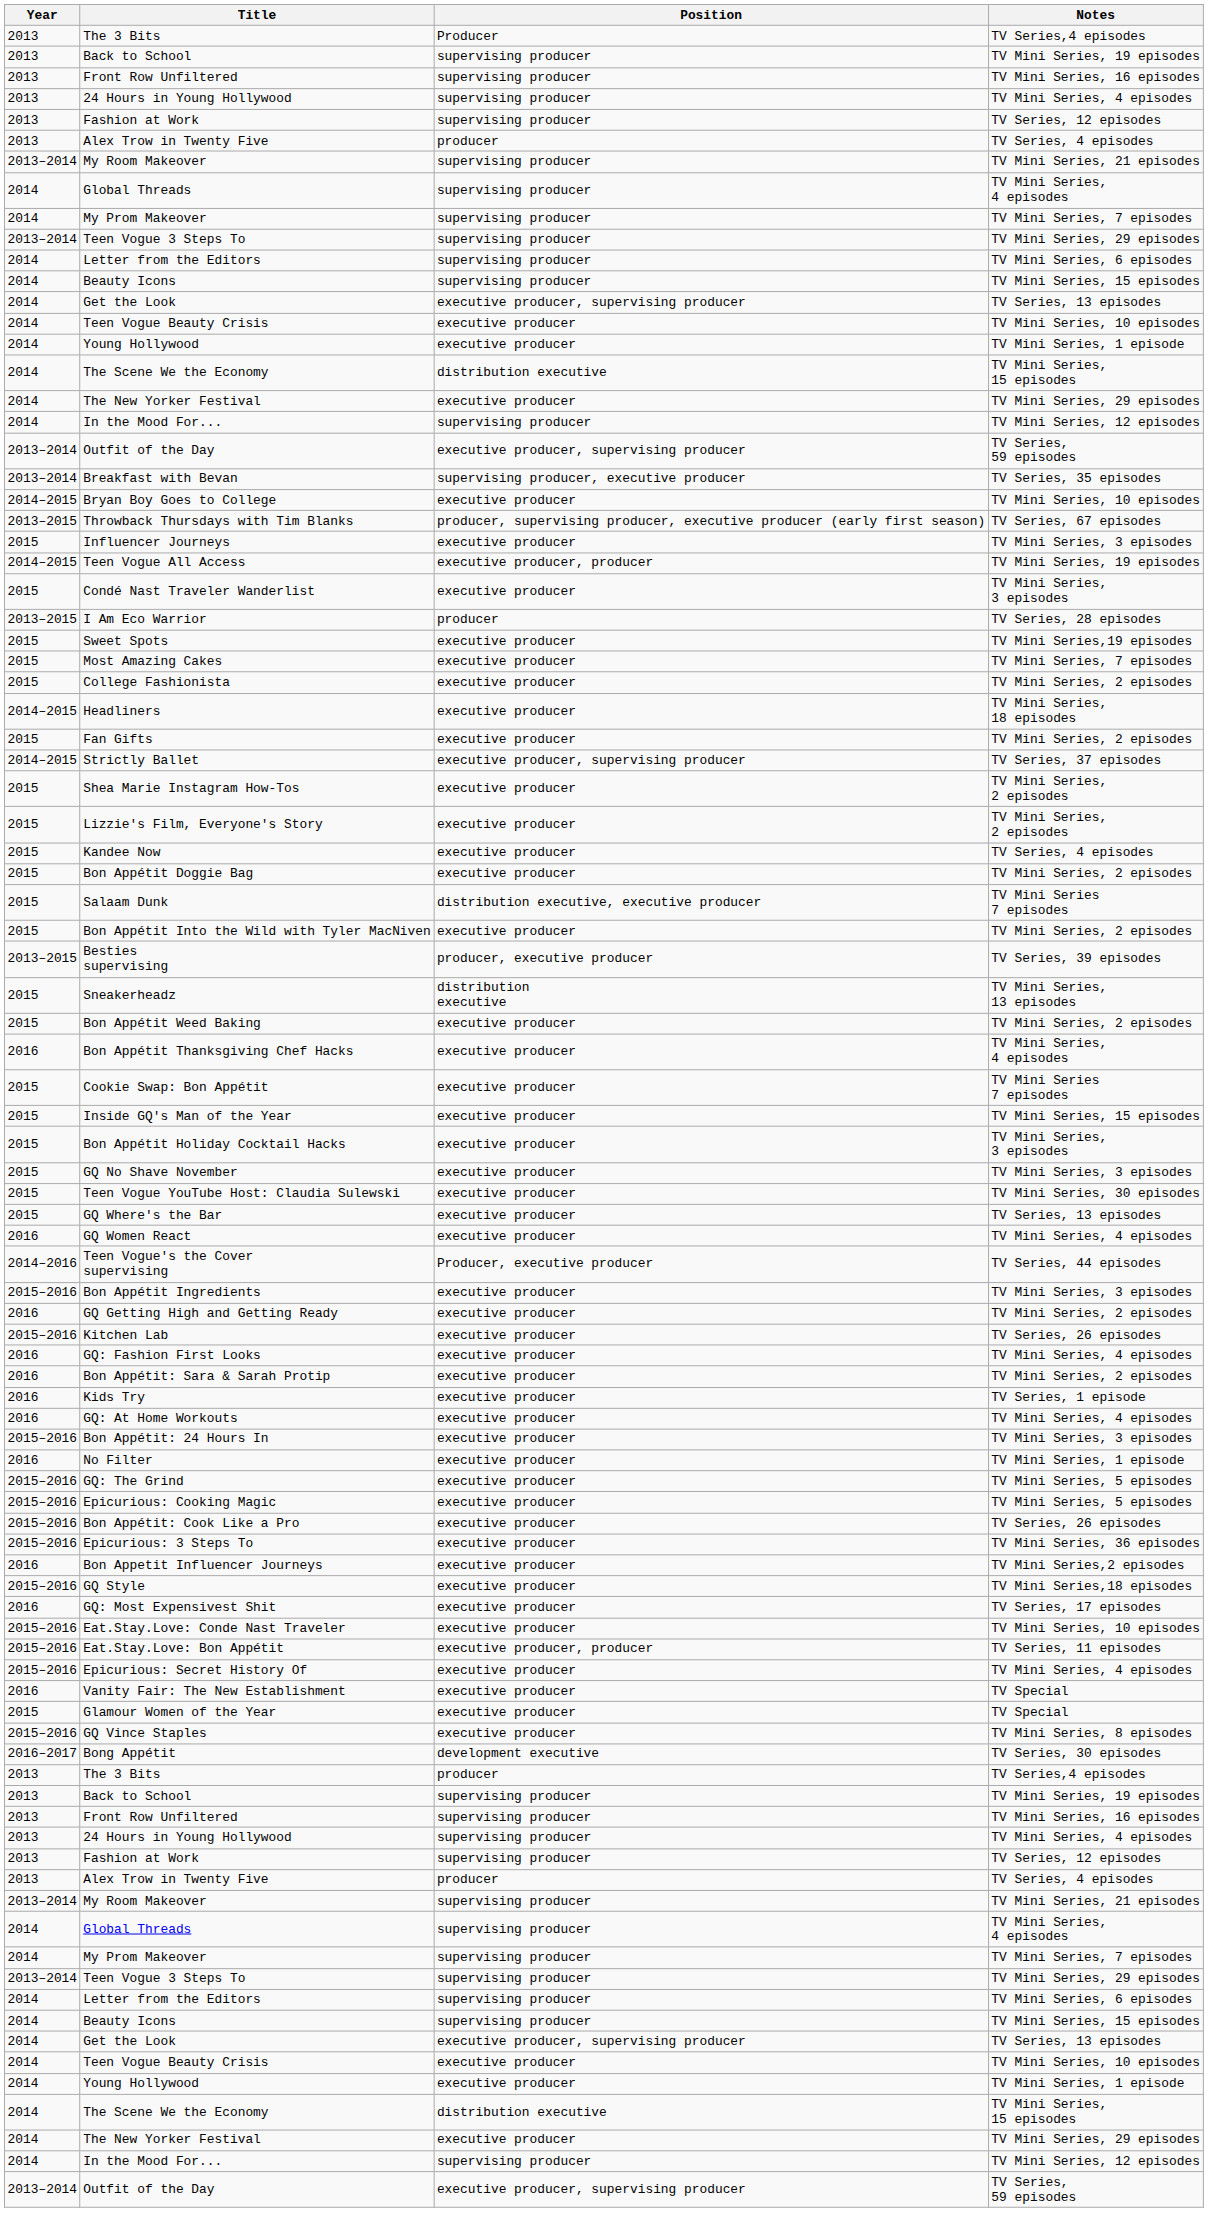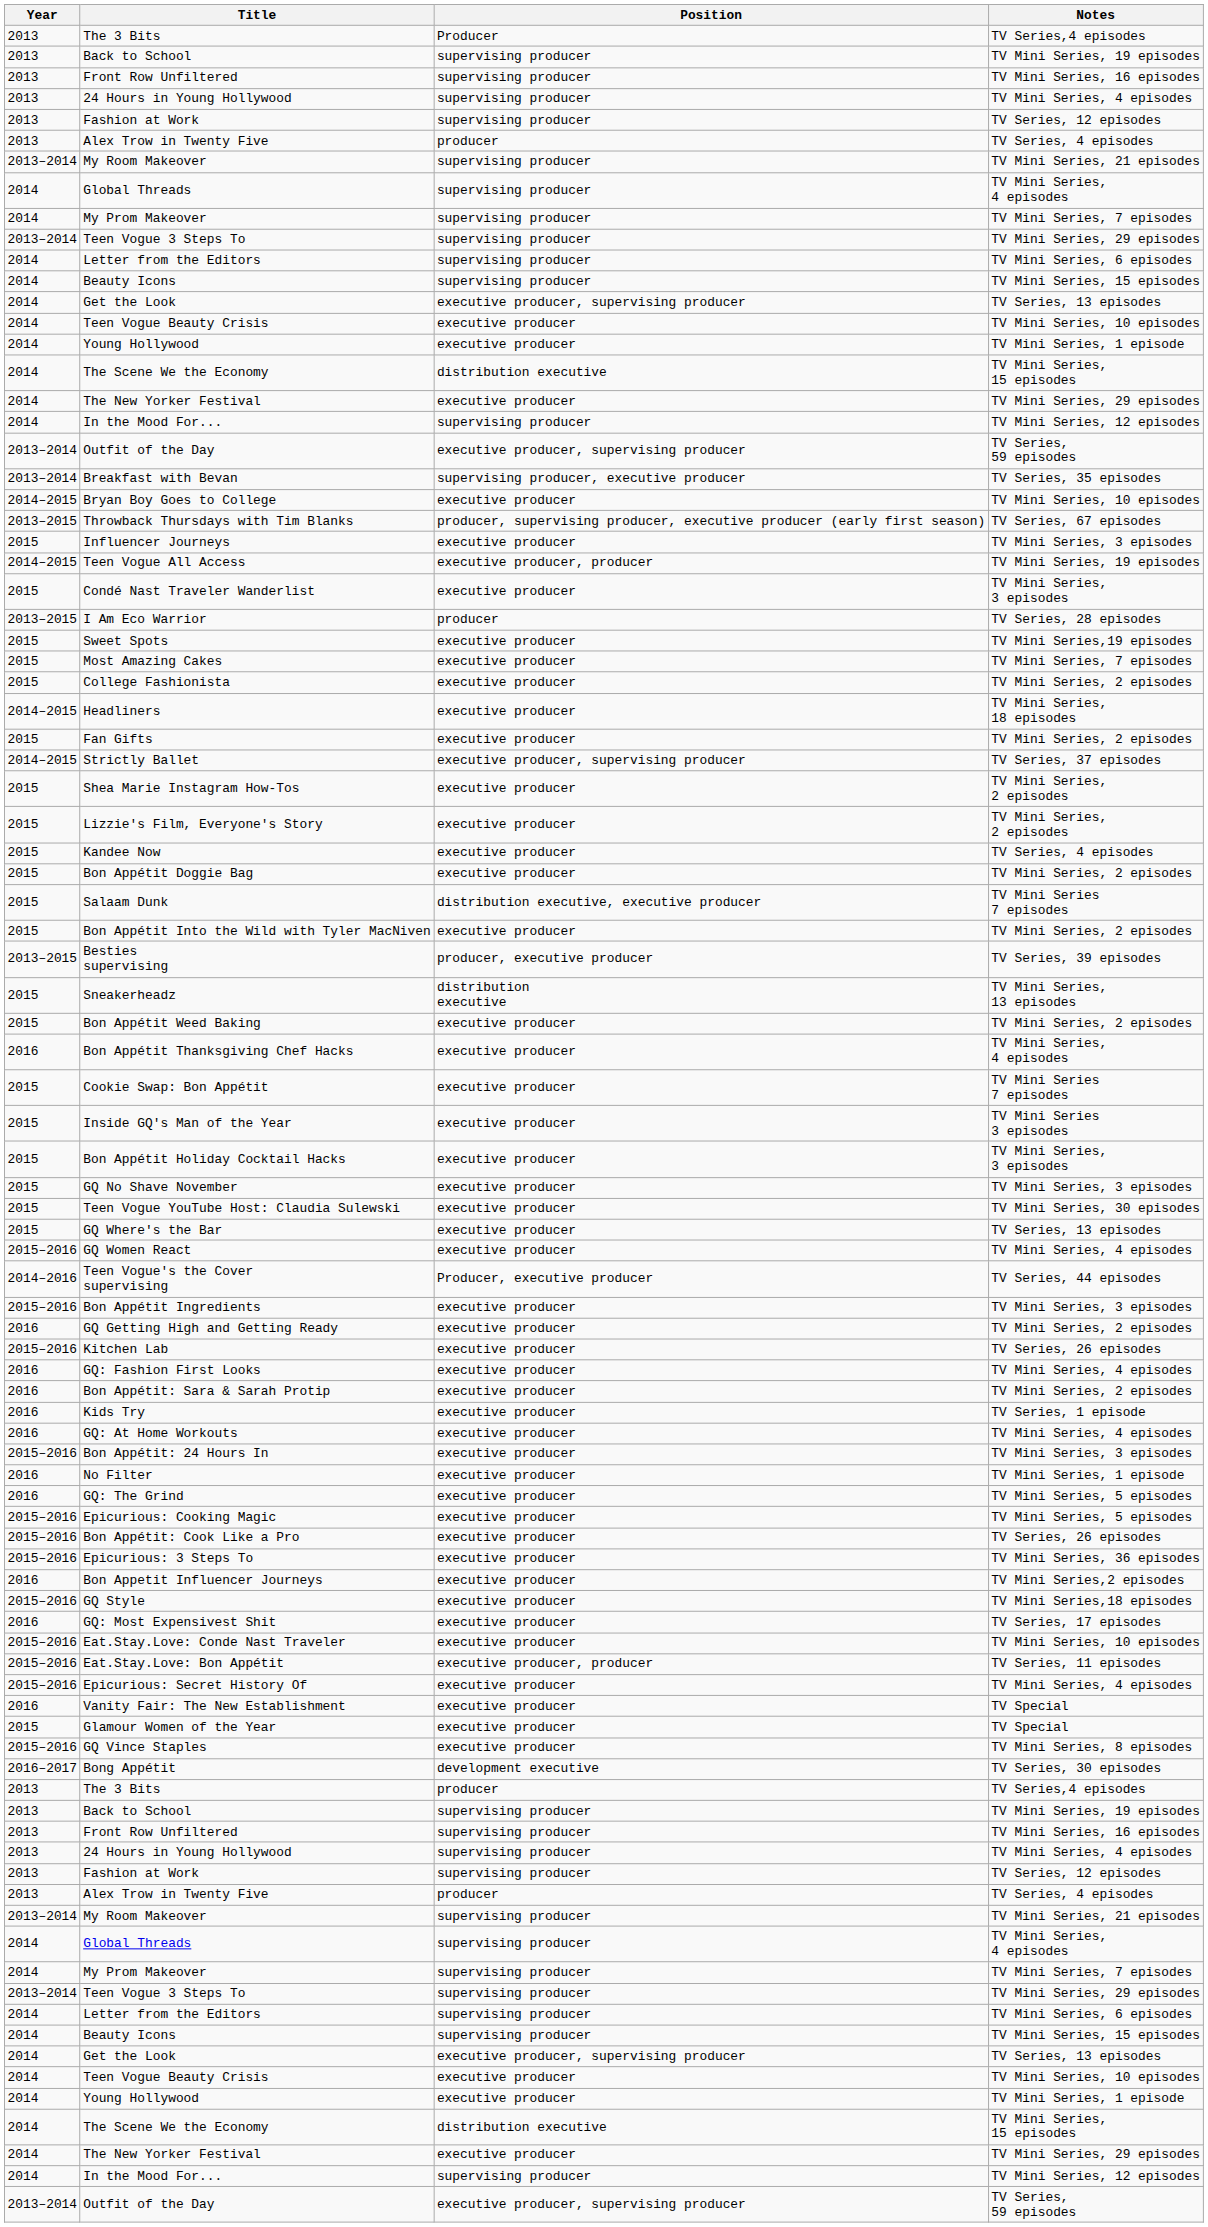(1096, 1116) TV Mini Series, 15 episodes -> (1045, 1124) TV Mini Series 3 episodes
(23, 1236) 2016 -> (42, 1251) 2015–2016
(42, 1481) 2015–2016 -> (23, 1496) 2016
